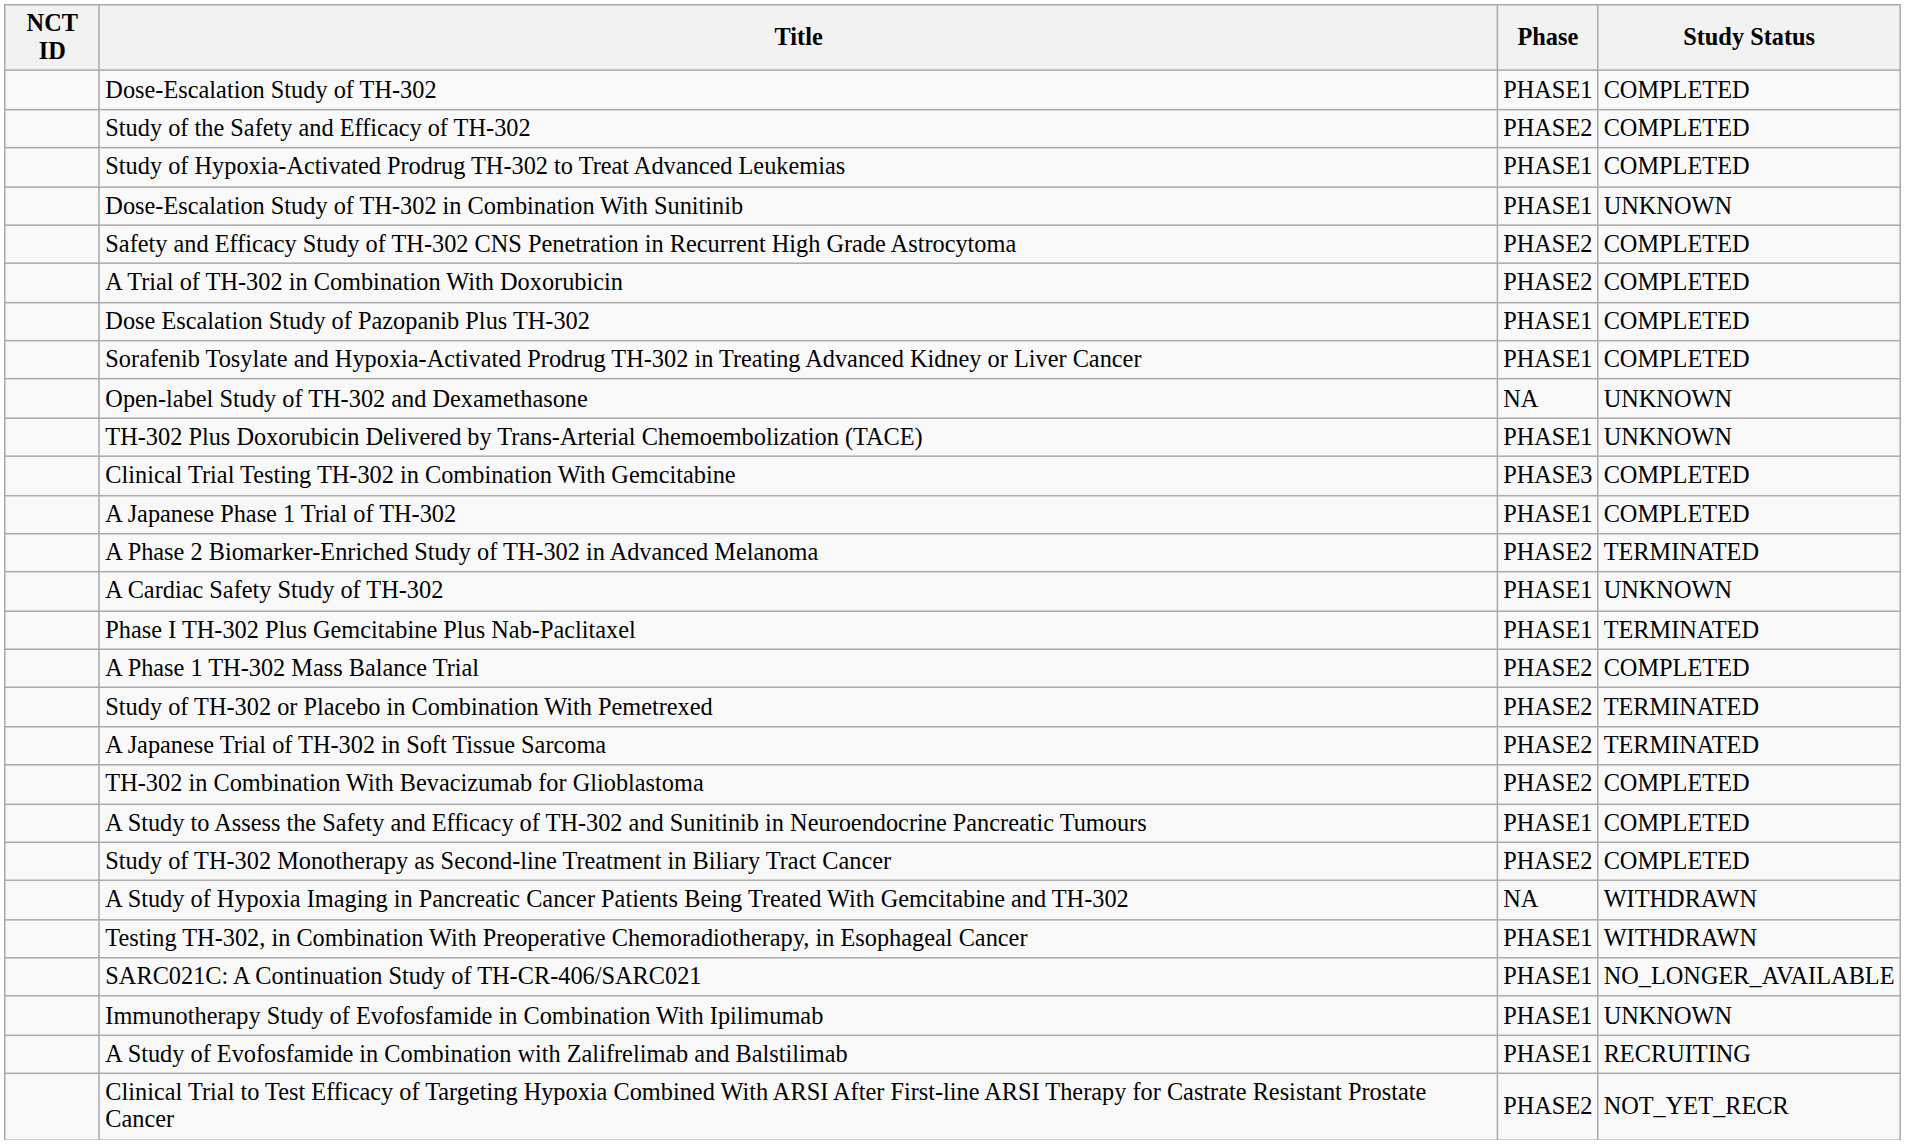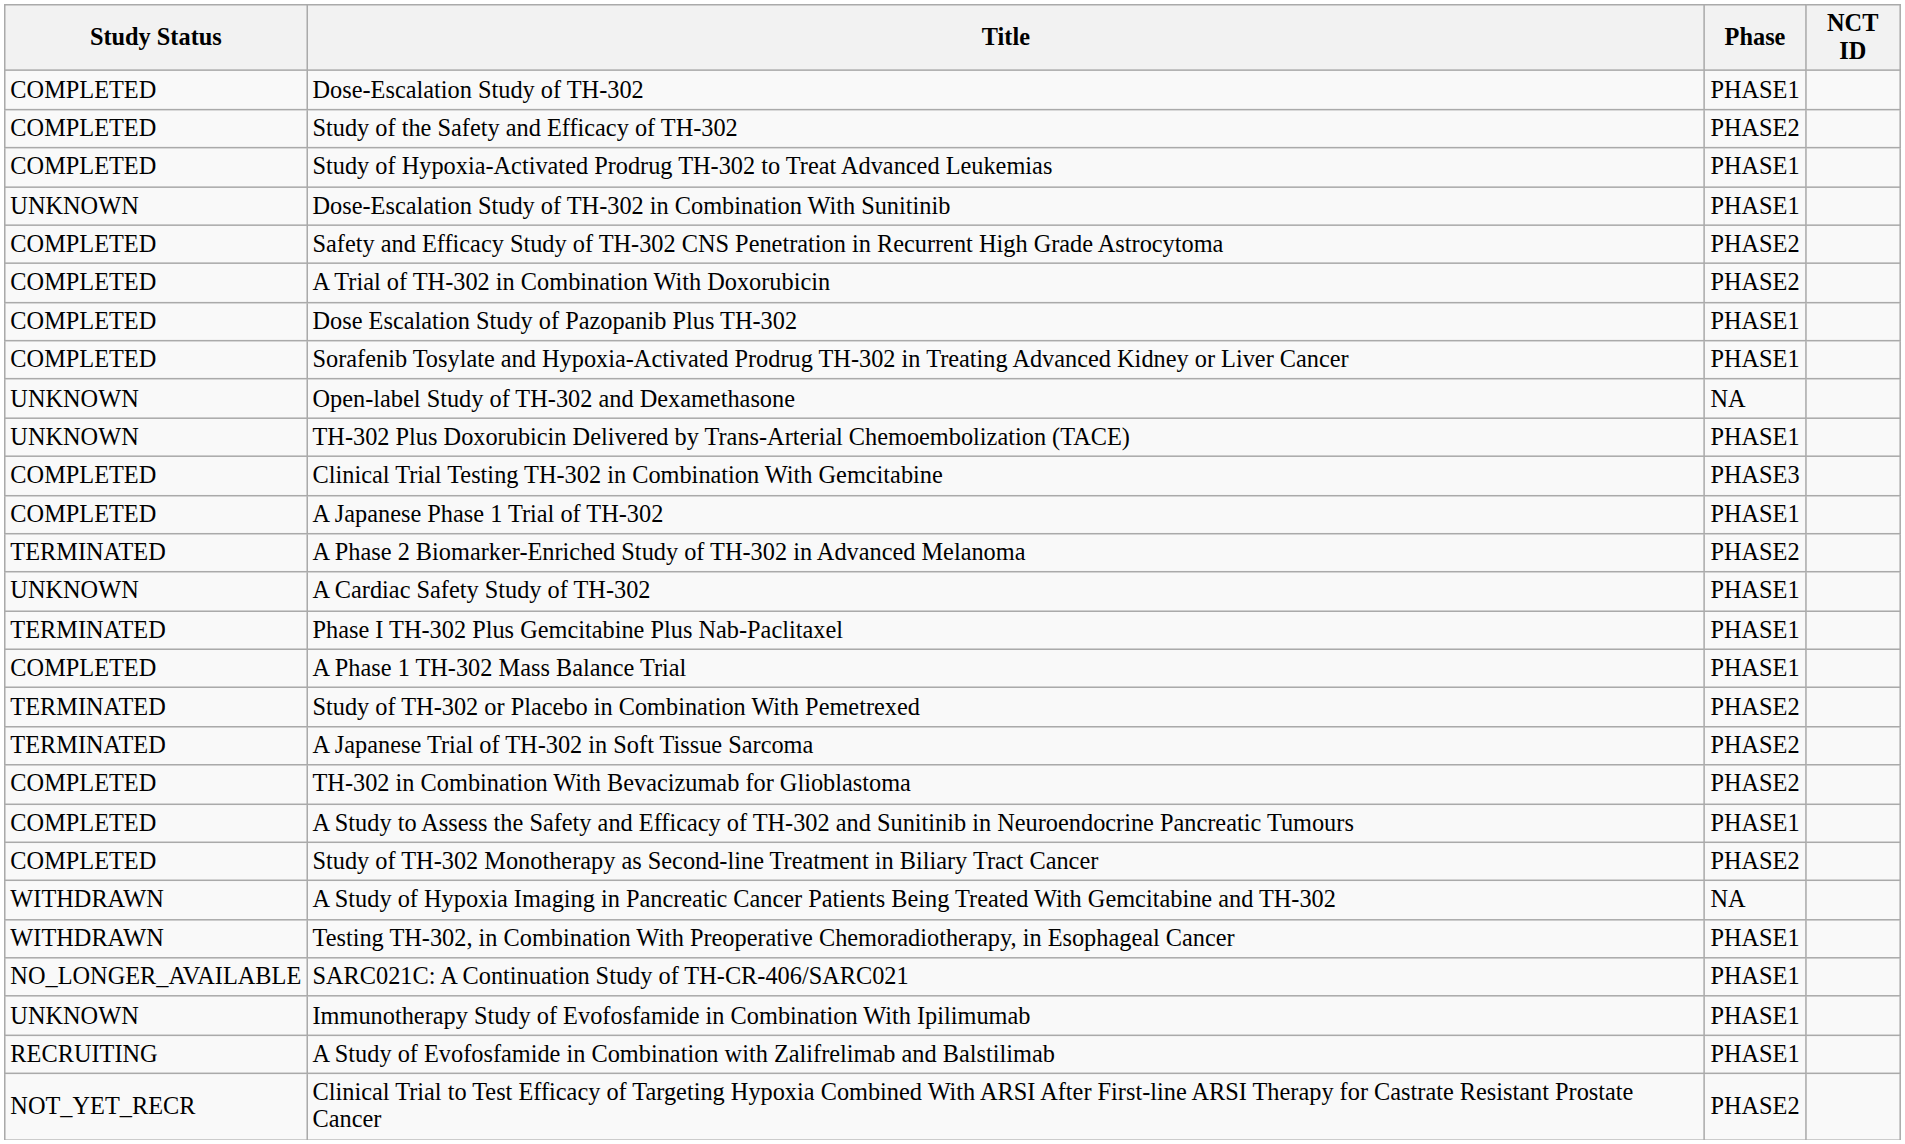columns swapped: (52, 37) <-> (1749, 37)
(1548, 668) PHASE2 -> (1755, 668) PHASE1
